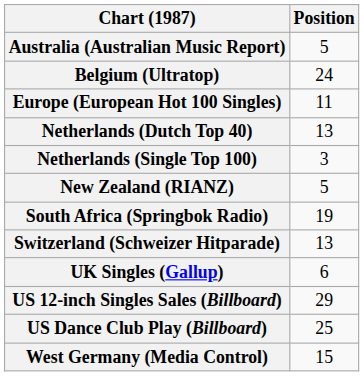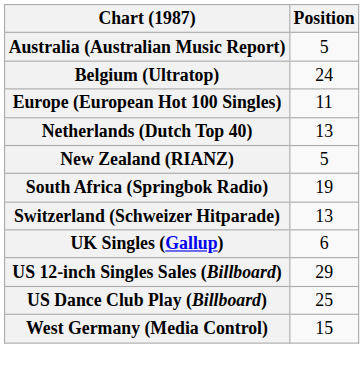- row: (147, 159)
